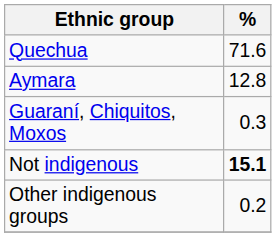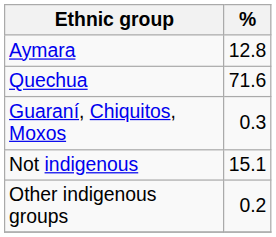rows swapped: (48, 50) <-> (42, 81)
(248, 164) bold -> (248, 164) normal
